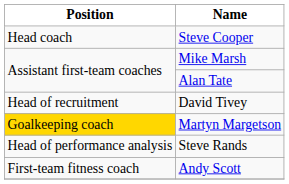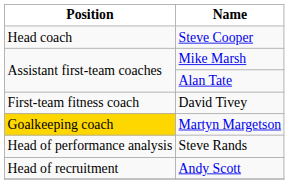(63, 102) Head of recruitment -> (73, 102) First-team fitness coach
(73, 168) First-team fitness coach -> (63, 168) Head of recruitment
